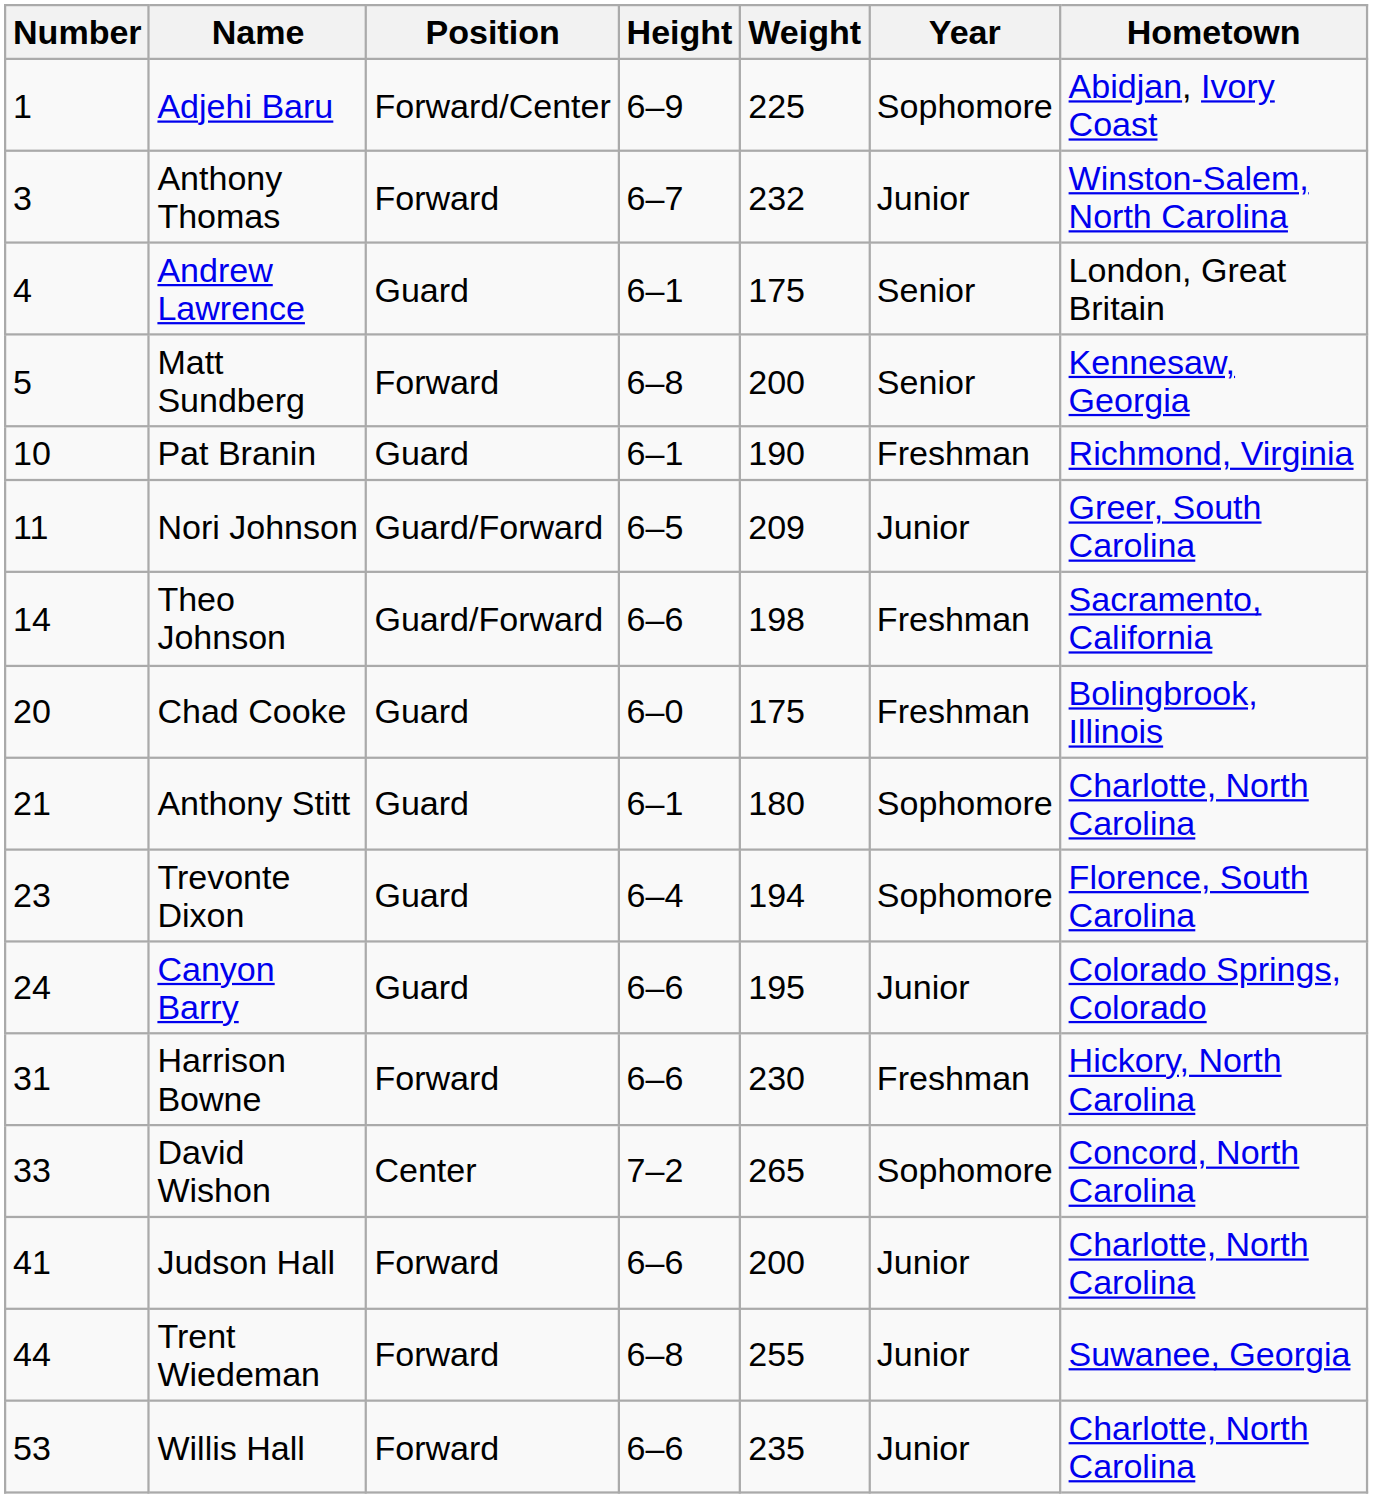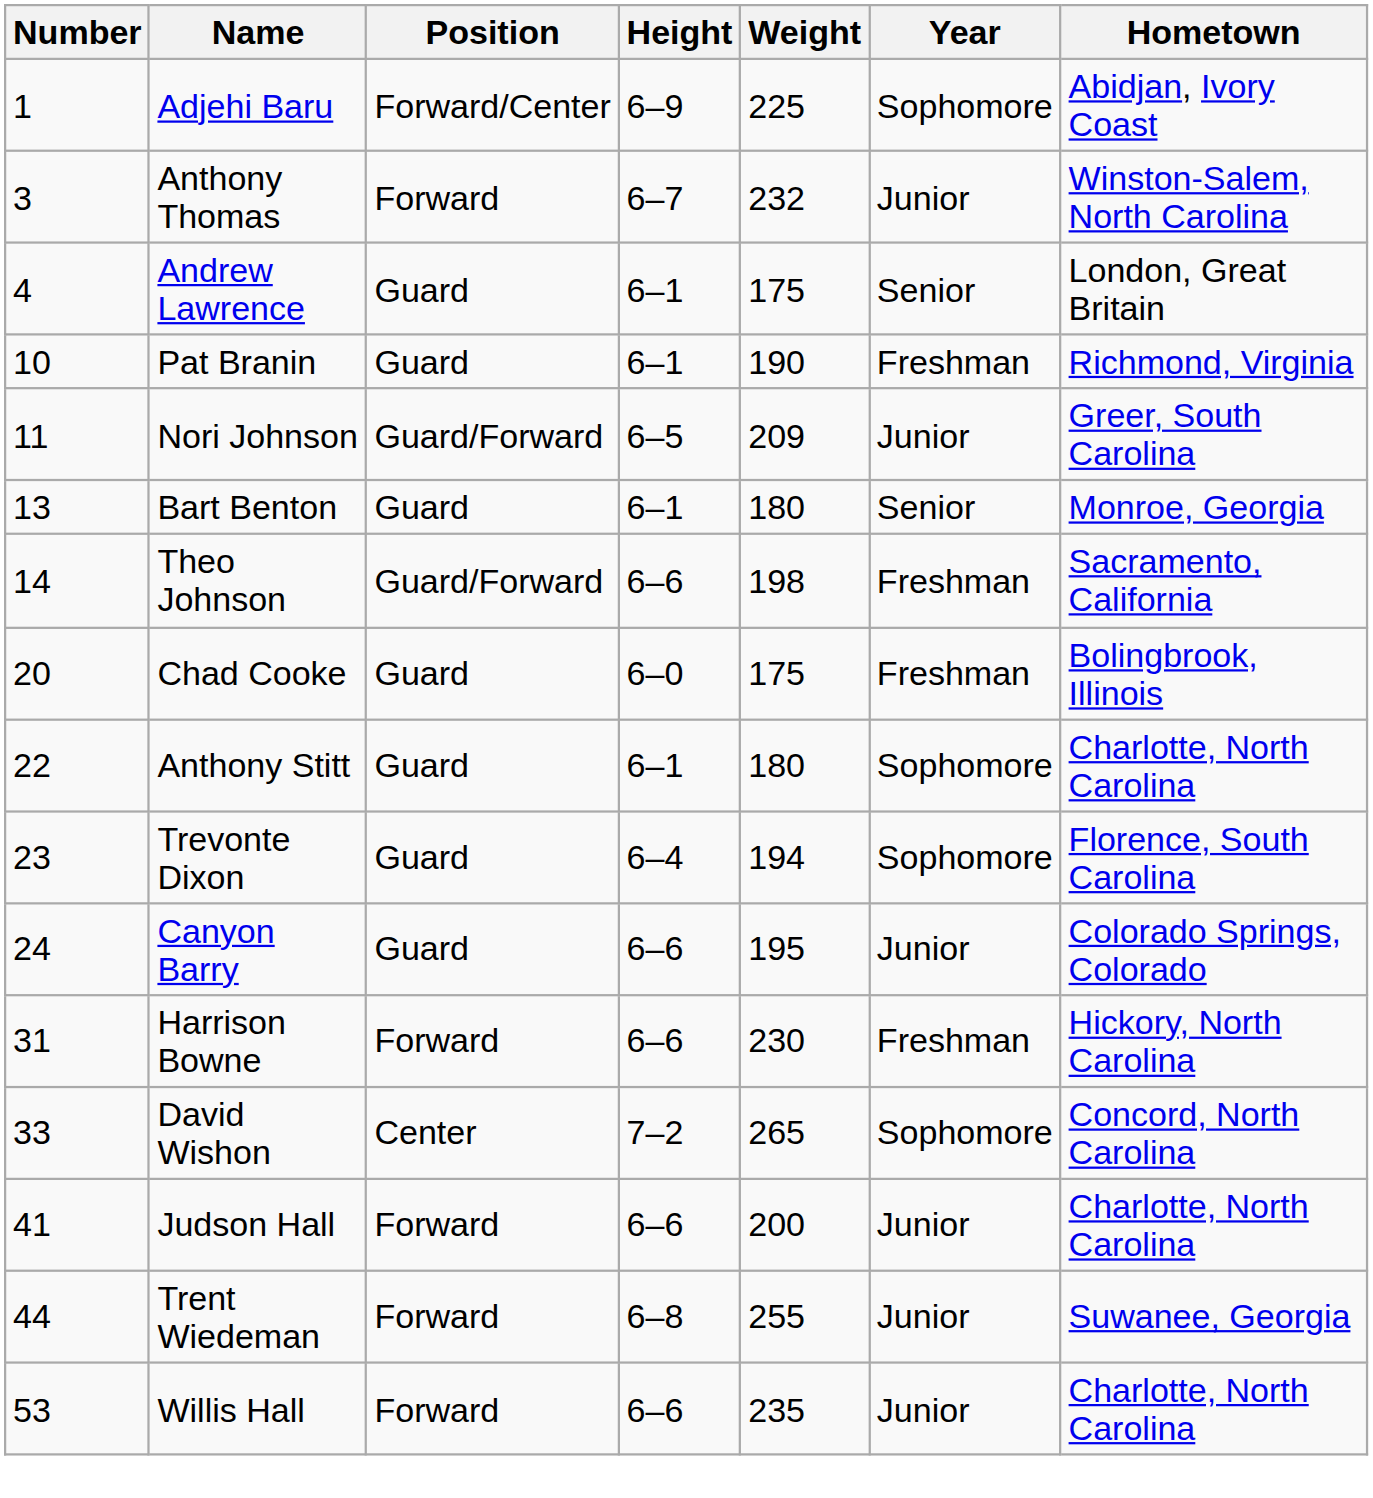- row: (231, 381)
+ row: (247, 508)
(32, 803) 21 -> (32, 765) 22
